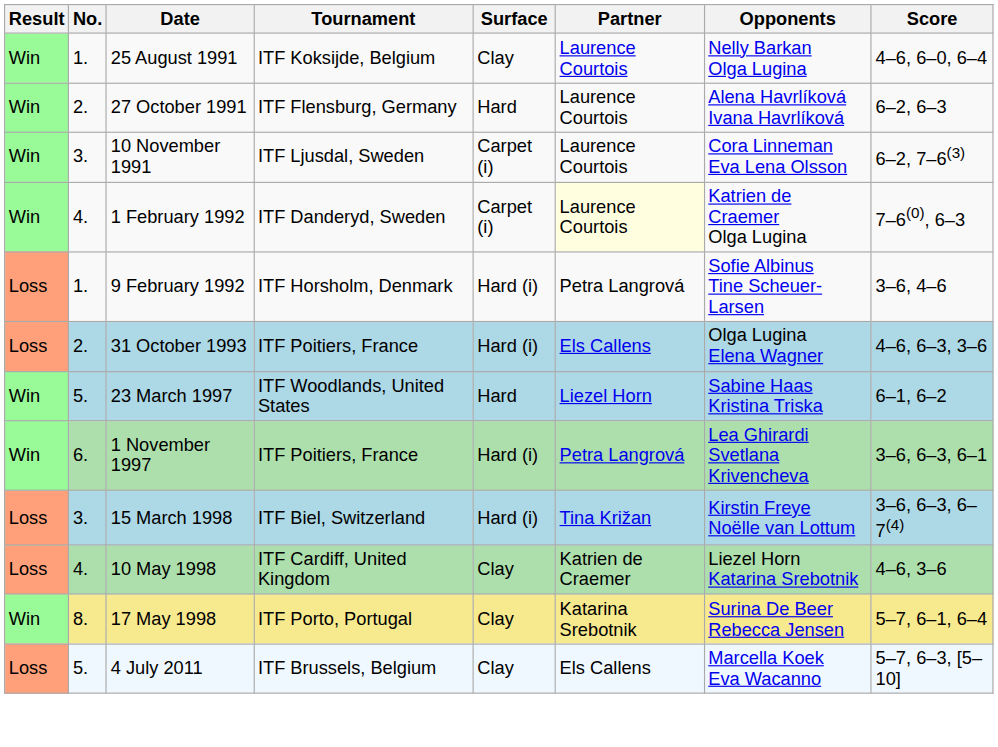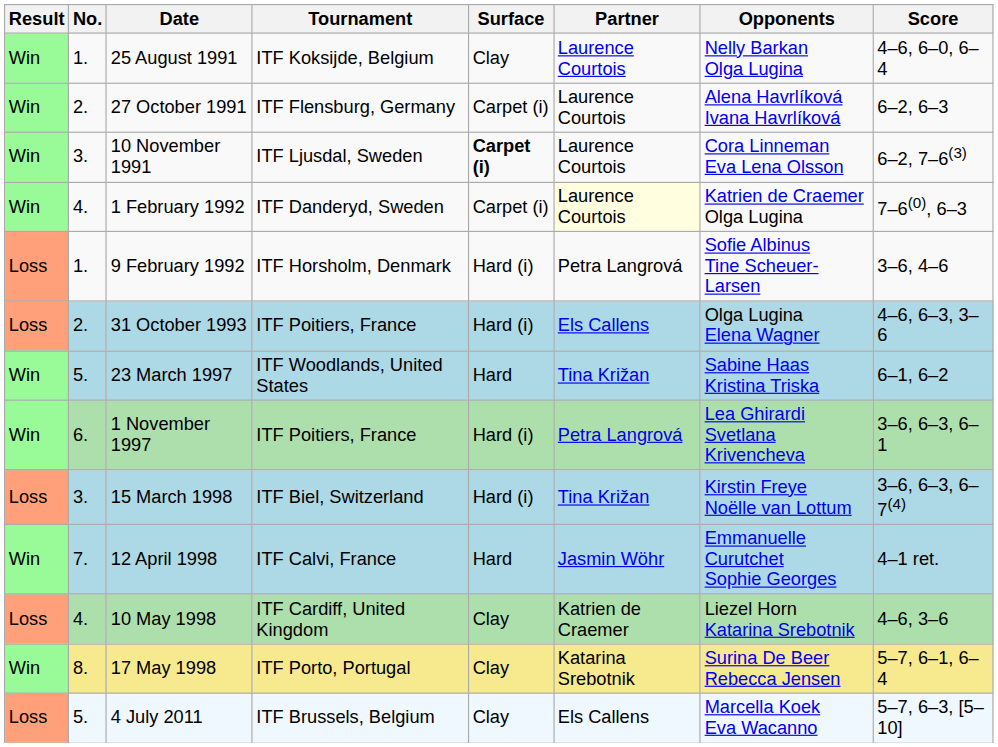(497, 107) Hard -> (511, 107) Carpet (i)
(505, 157) normal -> (502, 157) bold
(606, 395) Liezel Horn -> (604, 375) Tina Križan
+ row: (164, 559)
